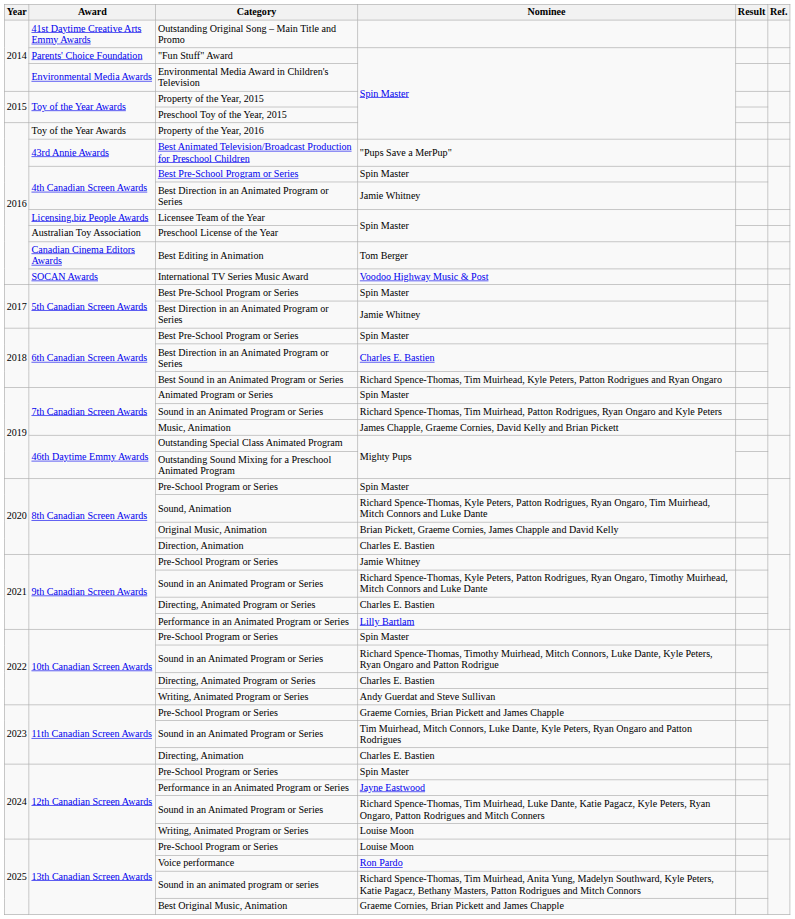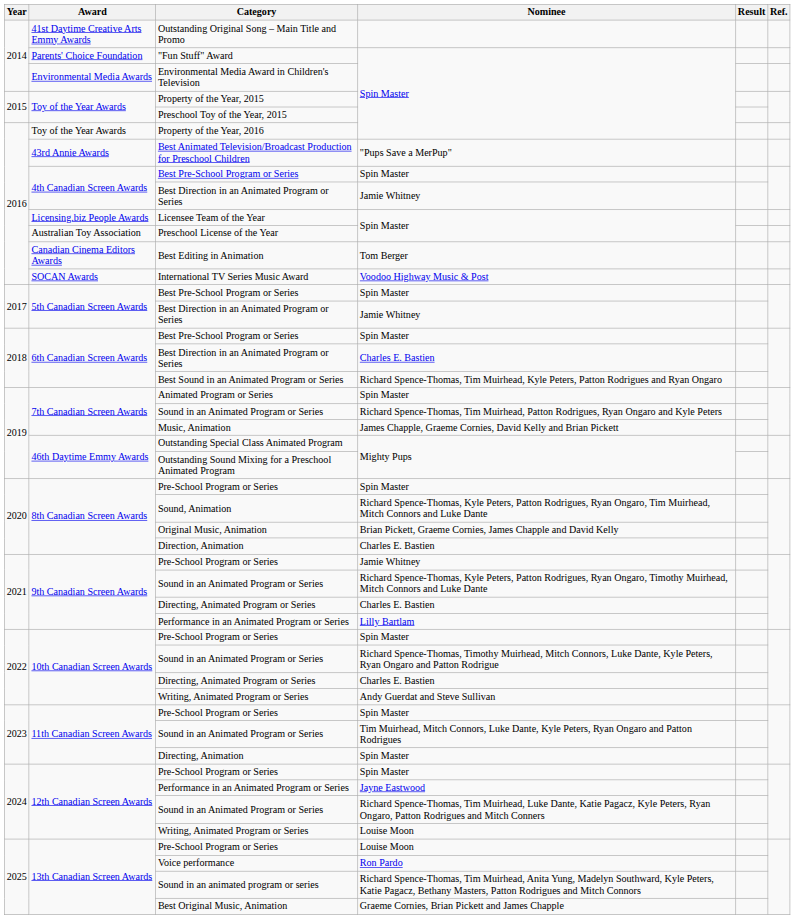(462, 712) Graeme Cornies, Brian Pickett and James Chapple -> (384, 712) Spin Master
(397, 756) Charles E. Bastien -> (384, 756) Spin Master
